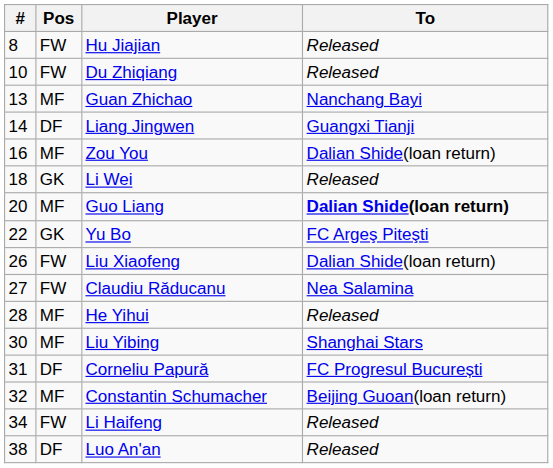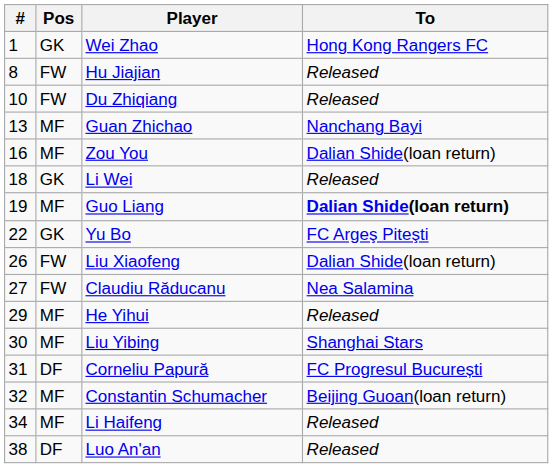+ row: (122, 45)
- row: (140, 126)
(18, 207) 20 -> (18, 207) 19
(18, 315) 28 -> (18, 315) 29
(53, 422) FW -> (52, 422) MF
